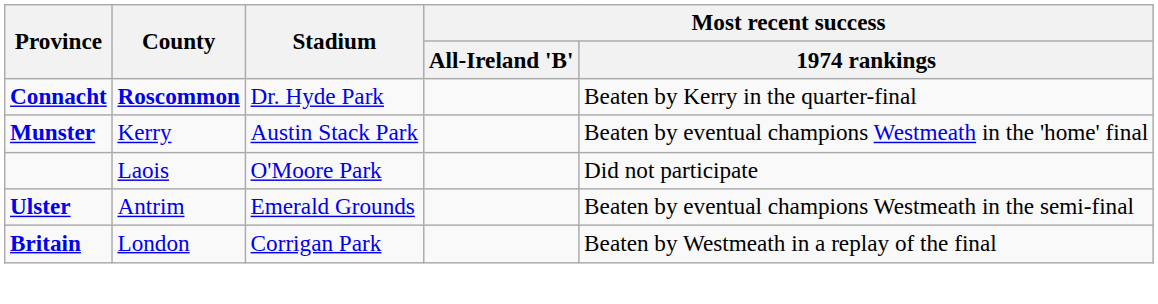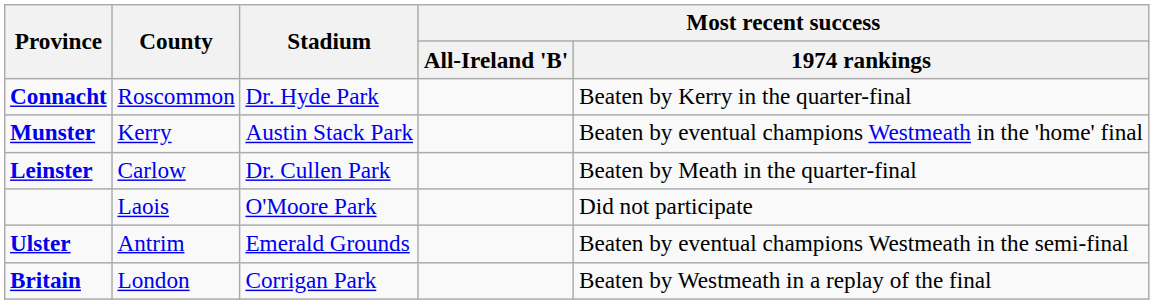(179, 96) bold -> (176, 96) normal
+ row: (51, 170)
